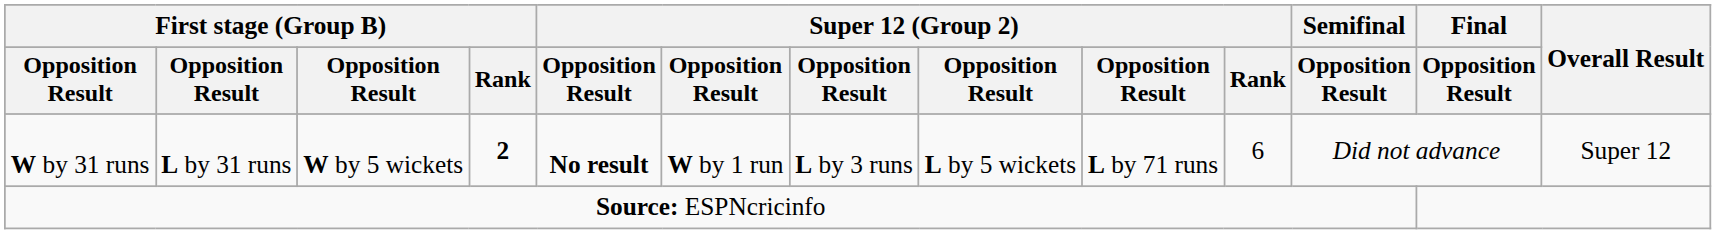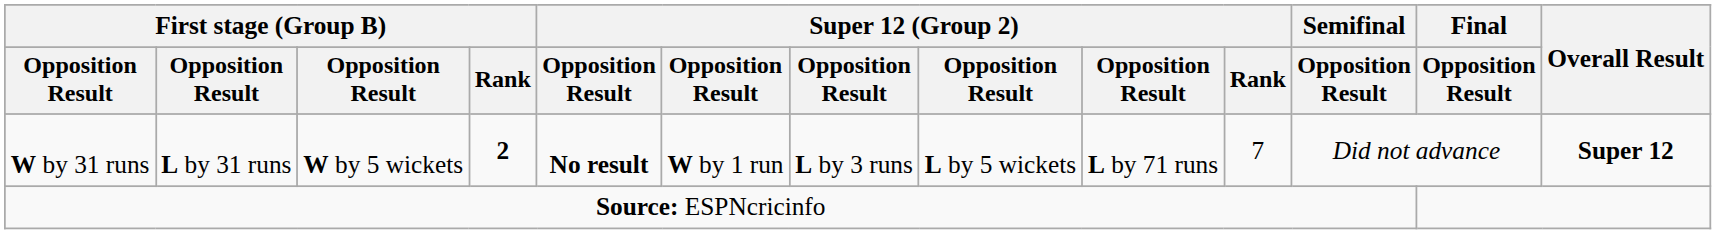(1258, 150) 6 -> (1258, 150) 7
(1626, 150) normal -> (1626, 150) bold
